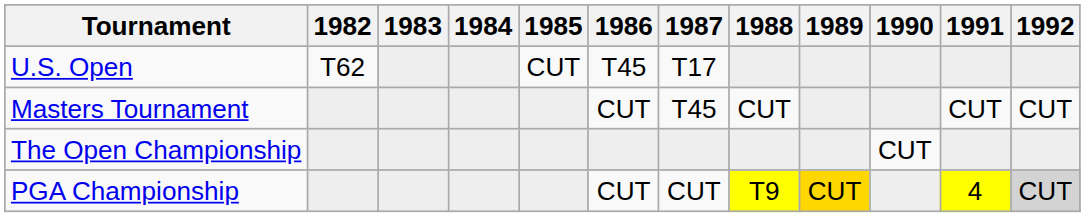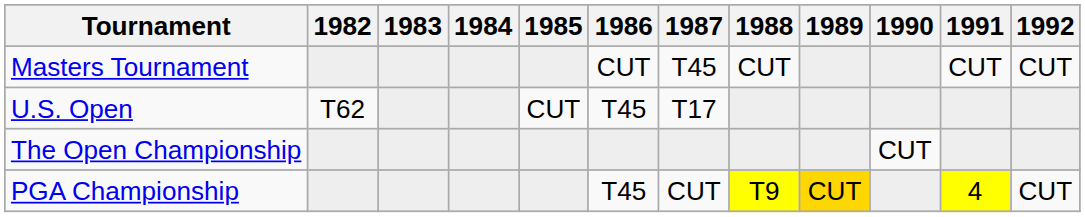rows swapped: (130, 109) <-> (72, 67)
(624, 191) CUT -> (624, 191) T45
(1045, 191) lightgrey background -> (1045, 191) no background
